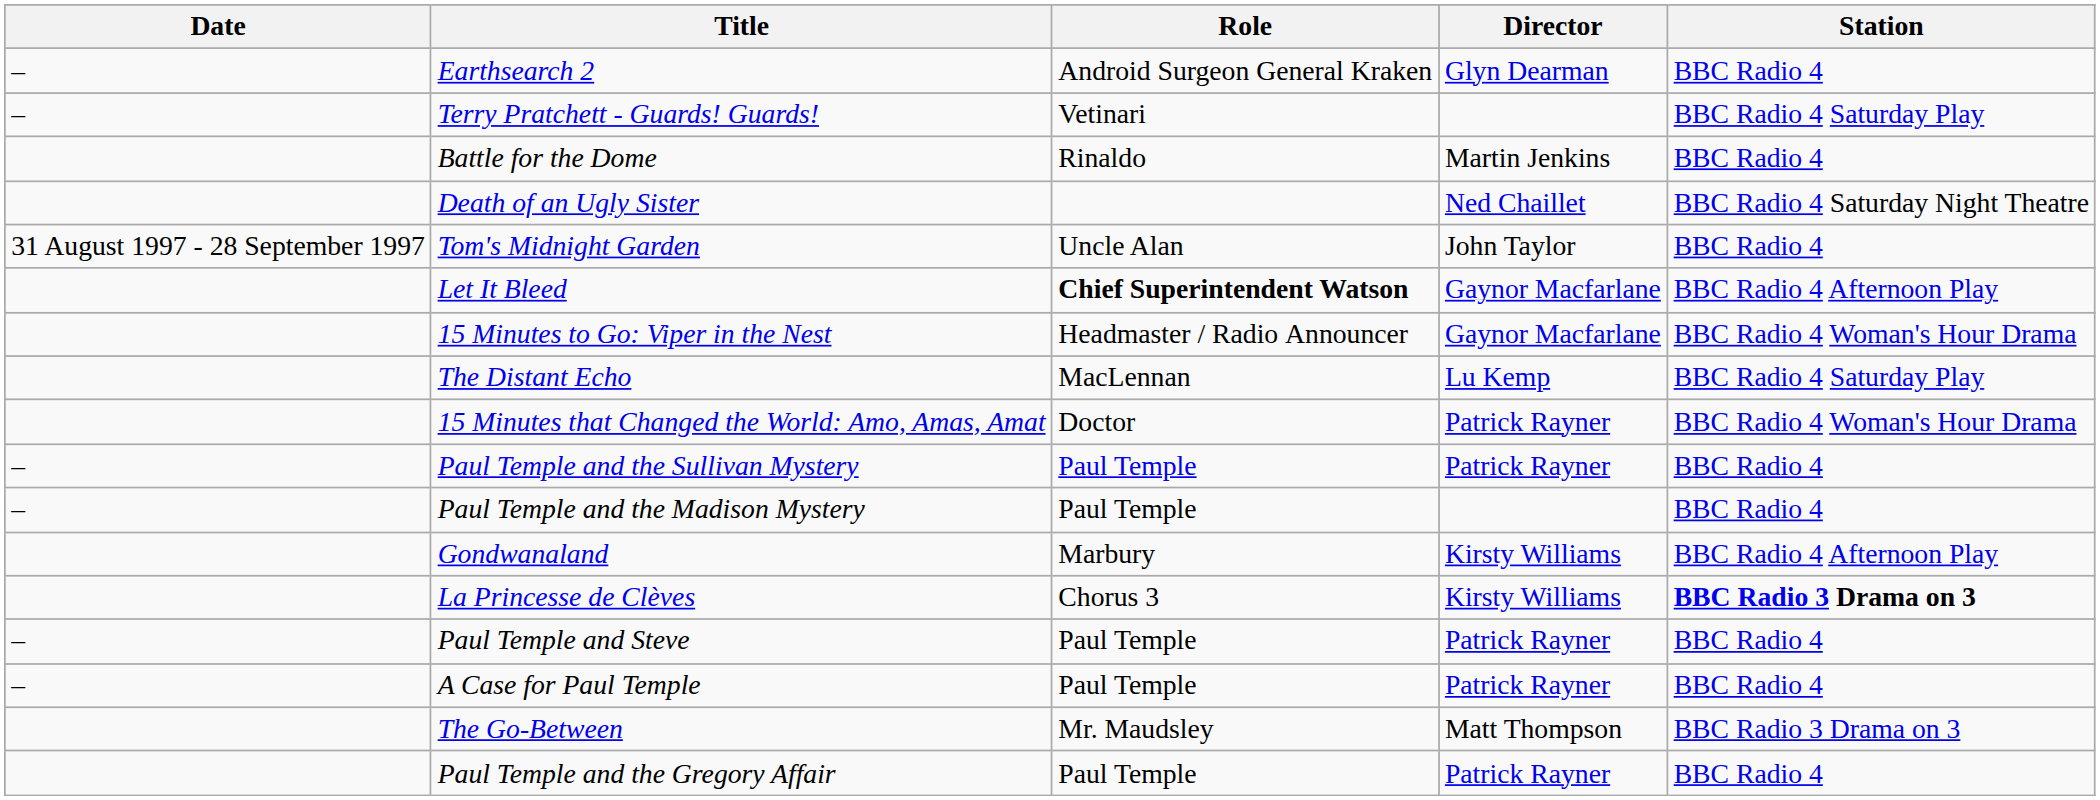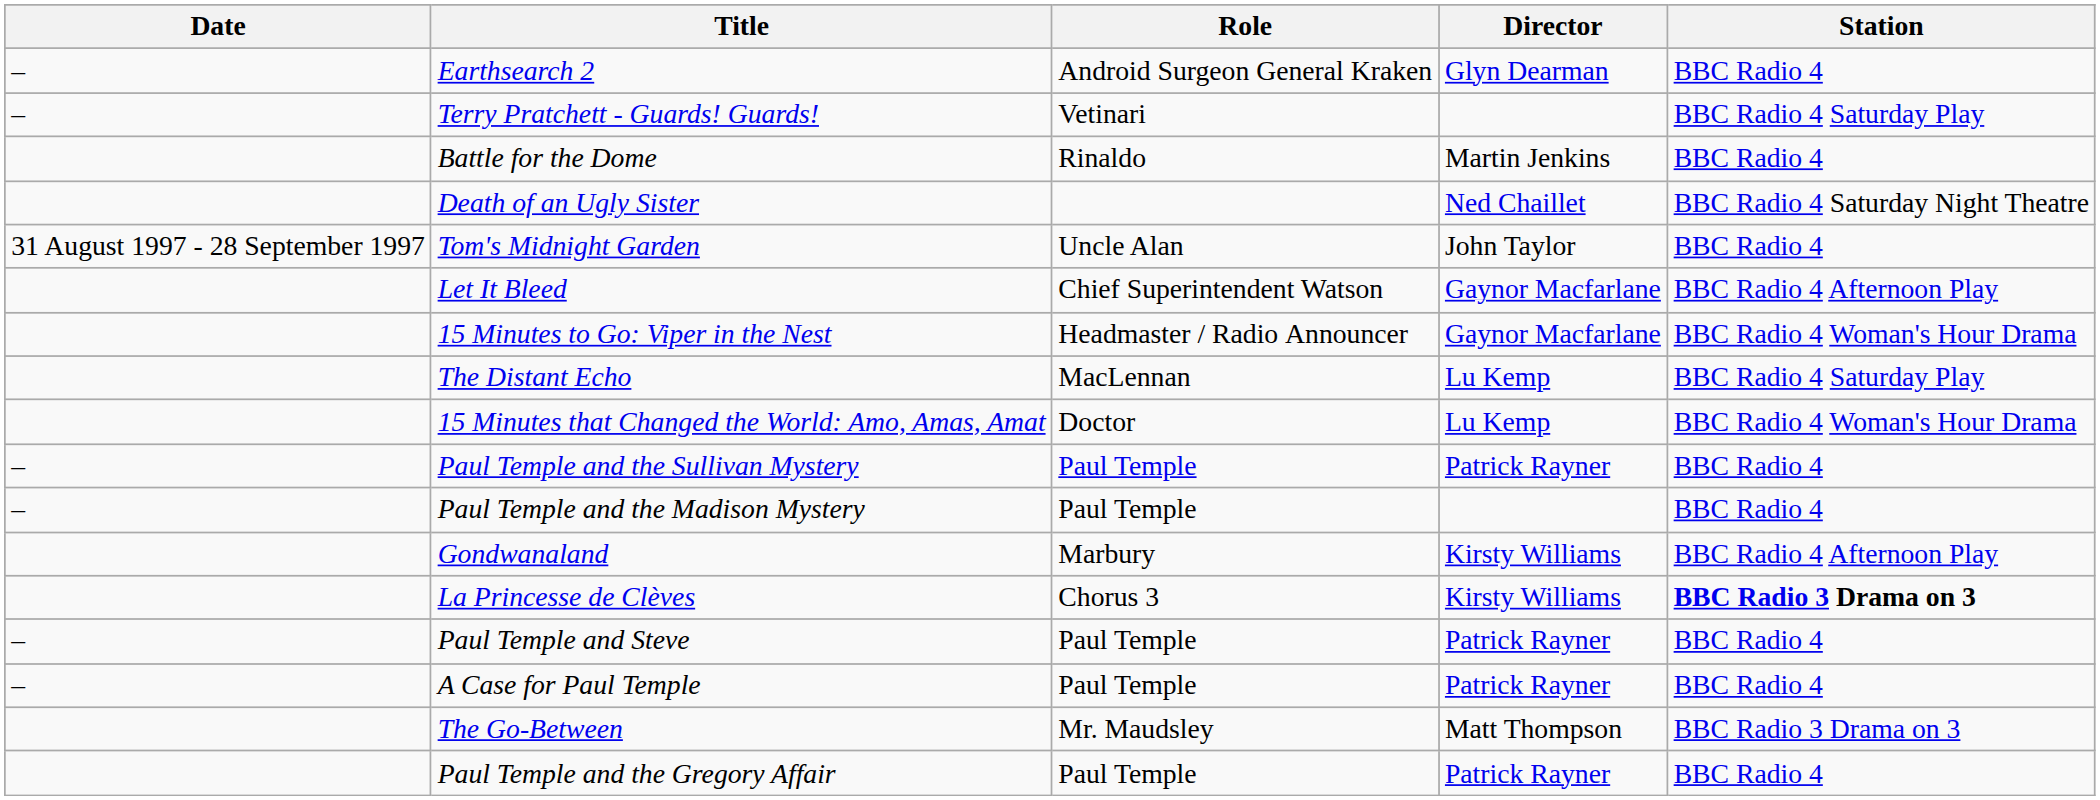(1233, 289) bold -> (1221, 289) normal
(1528, 421) Patrick Rayner -> (1498, 421) Lu Kemp
